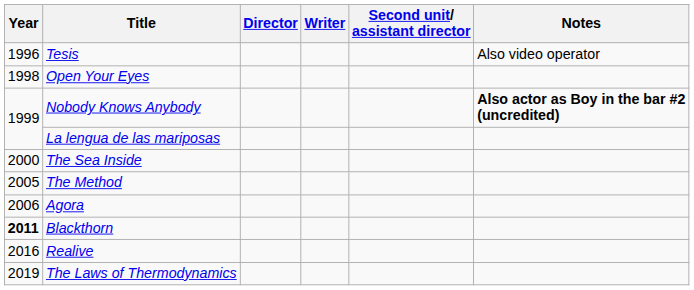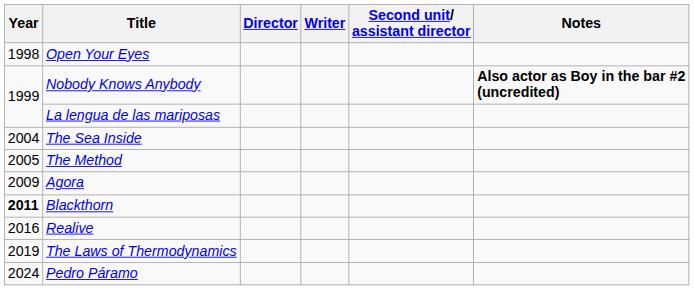- row: (62, 54)
(24, 160) 2000 -> (24, 138) 2004
(24, 205) 2006 -> (24, 183) 2009
+ row: (92, 273)
